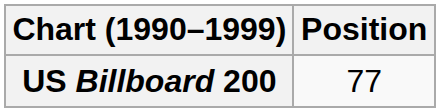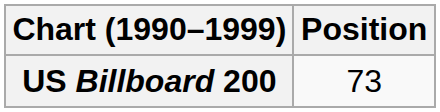(364, 80) 77 -> (364, 80) 73
